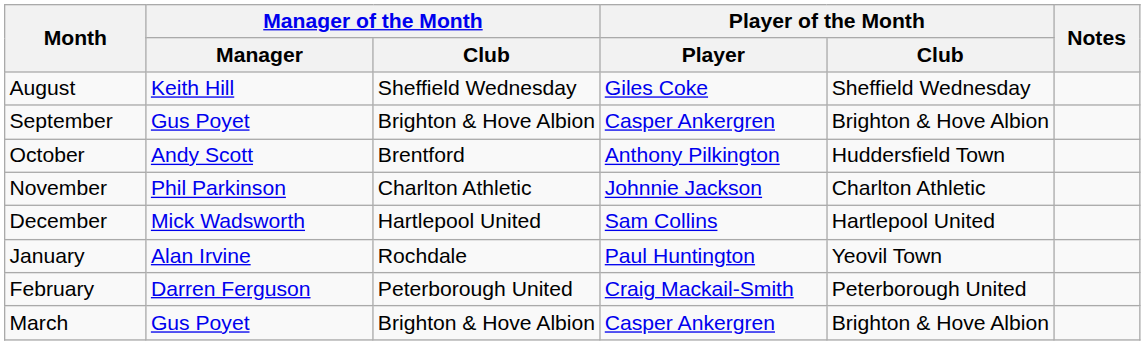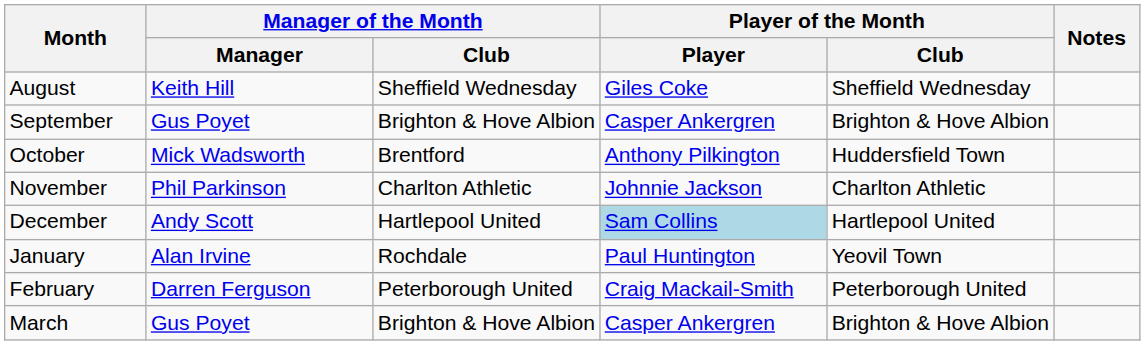(202, 155) Andy Scott -> (228, 155) Mick Wadsworth
(228, 222) Mick Wadsworth -> (202, 222) Andy Scott
(661, 222) no background -> (661, 222) lightblue background
